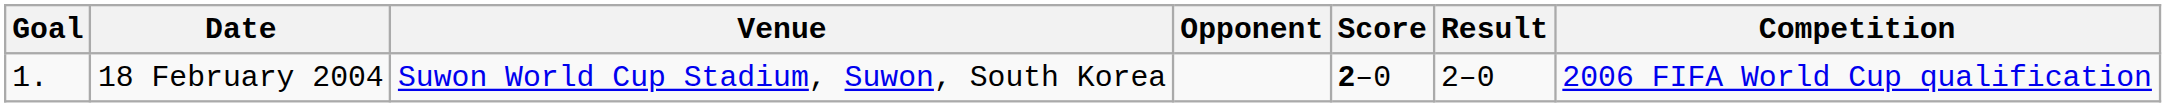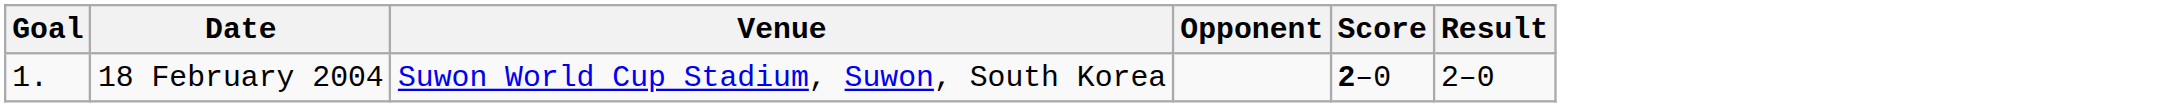- column: (1857, 29)
